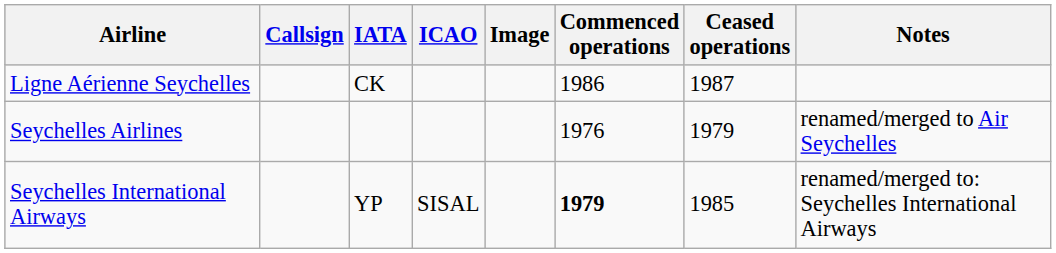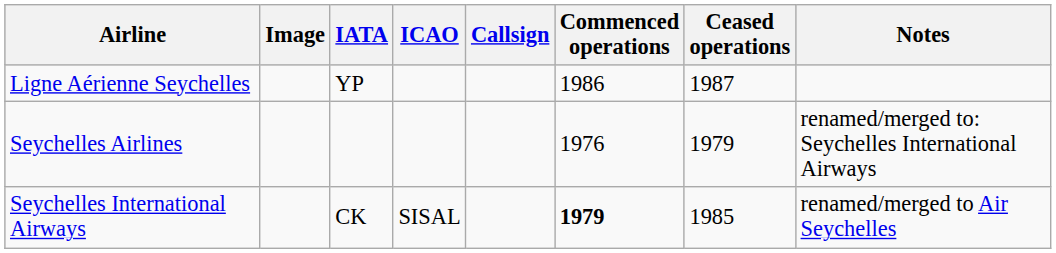columns swapped: (520, 34) <-> (305, 34)
(370, 82) CK -> (350, 82) YP
(904, 131) renamed/merged to Air Seychelles -> (909, 143) renamed/merged to: Seychelles International Airways
(368, 204) YP -> (351, 217) CK
(909, 204) renamed/merged to: Seychelles International Airways -> (904, 217) renamed/merged to Air Seychelles
